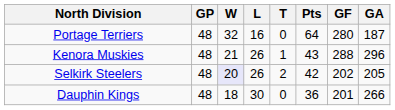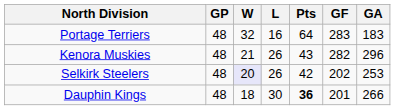- column: (283, 14)
(343, 34) 280 -> (340, 34) 283
(374, 34) 187 -> (373, 34) 183
(343, 54) 288 -> (340, 54) 282
(374, 74) 205 -> (373, 74) 253
(312, 94) normal -> (306, 94) bold
